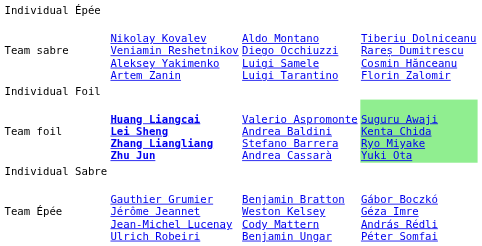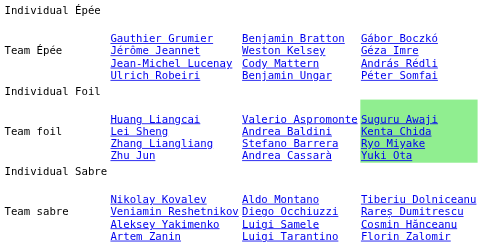rows swapped: (33, 212) <-> (37, 51)
(162, 137) bold -> (162, 137) normal
